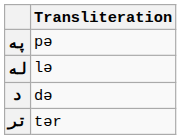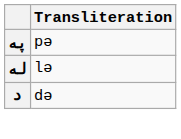- row: (17, 122)
